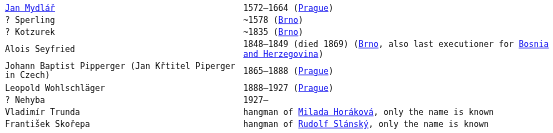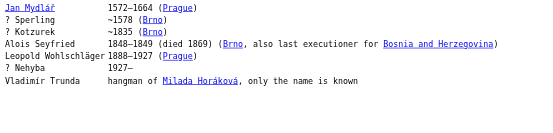- row: (120, 71)
- row: (48, 124)
